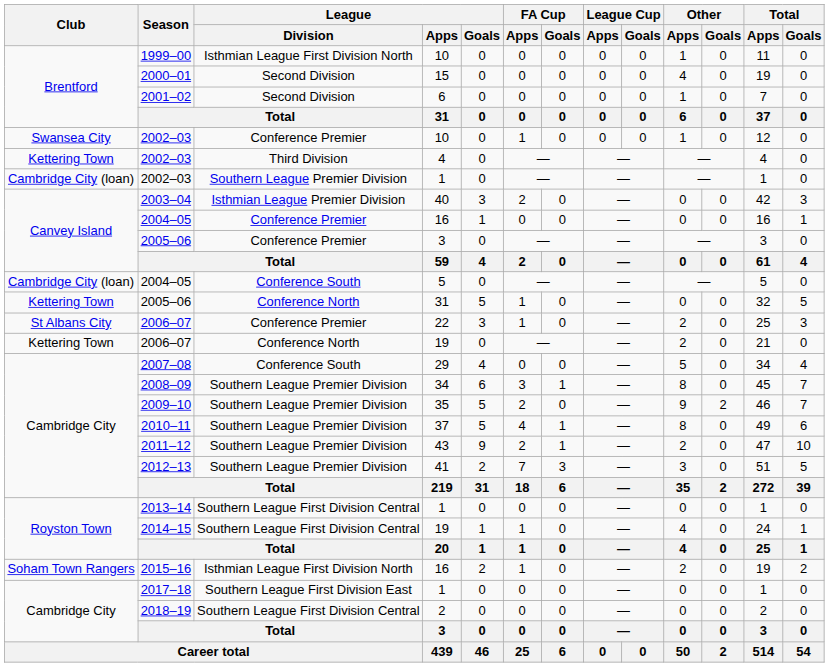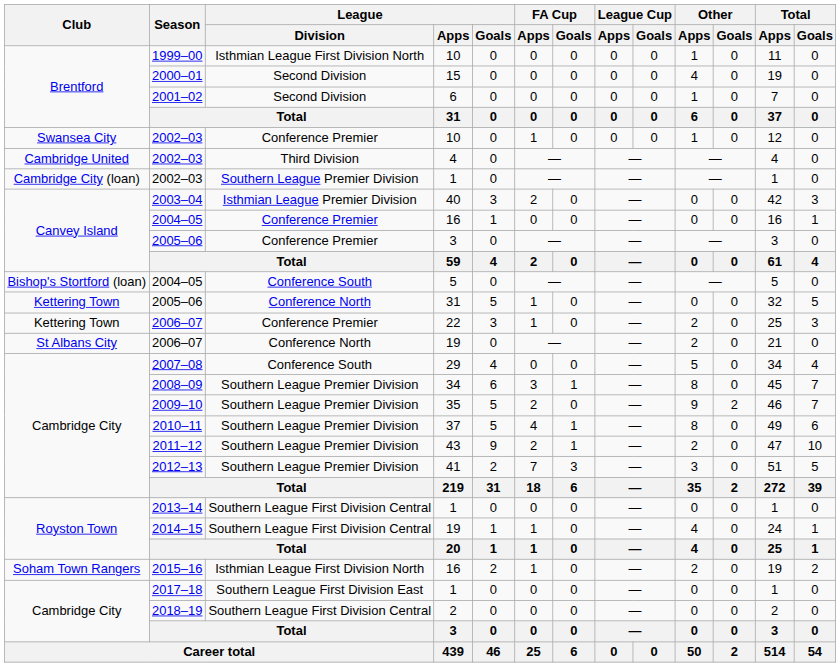(71, 158) Kettering Town -> (77, 158) Cambridge United
(71, 281) Cambridge City (loan) -> (77, 281) Bishop's Stortford (loan)
(71, 323) St Albans City -> (77, 323) Kettering Town
(71, 343) Kettering Town -> (77, 343) St Albans City
